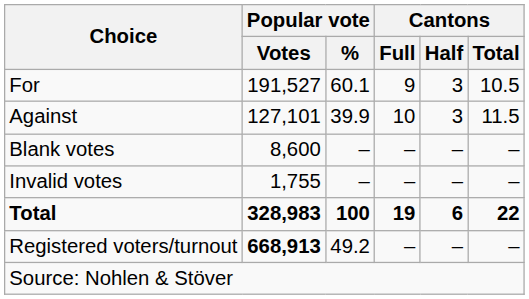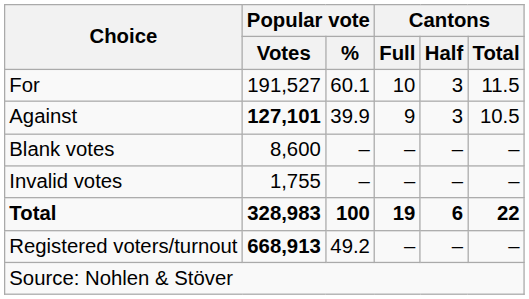(410, 85) 9 -> (404, 85) 10
(500, 85) 10.5 -> (501, 85) 11.5
(284, 117) normal -> (284, 117) bold
(404, 117) 10 -> (410, 117) 9
(501, 117) 11.5 -> (500, 117) 10.5
